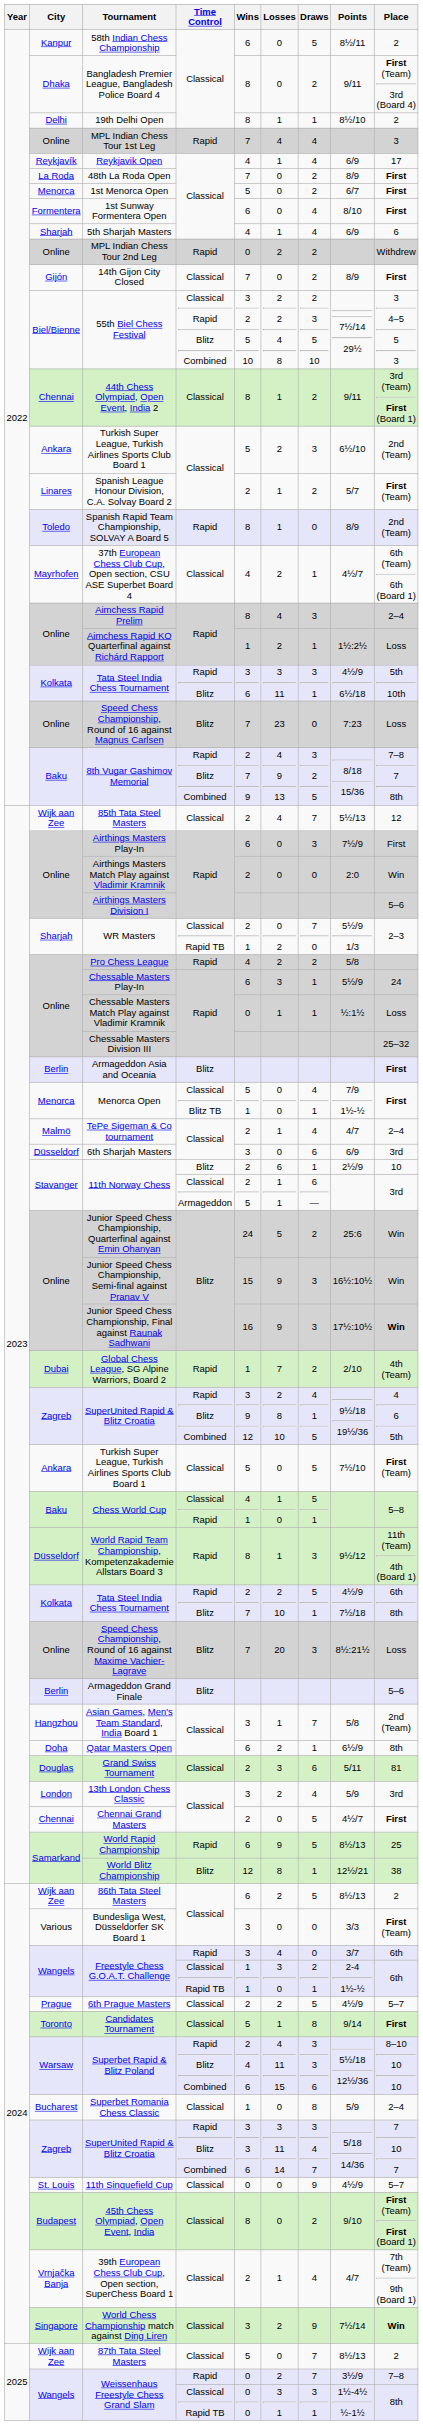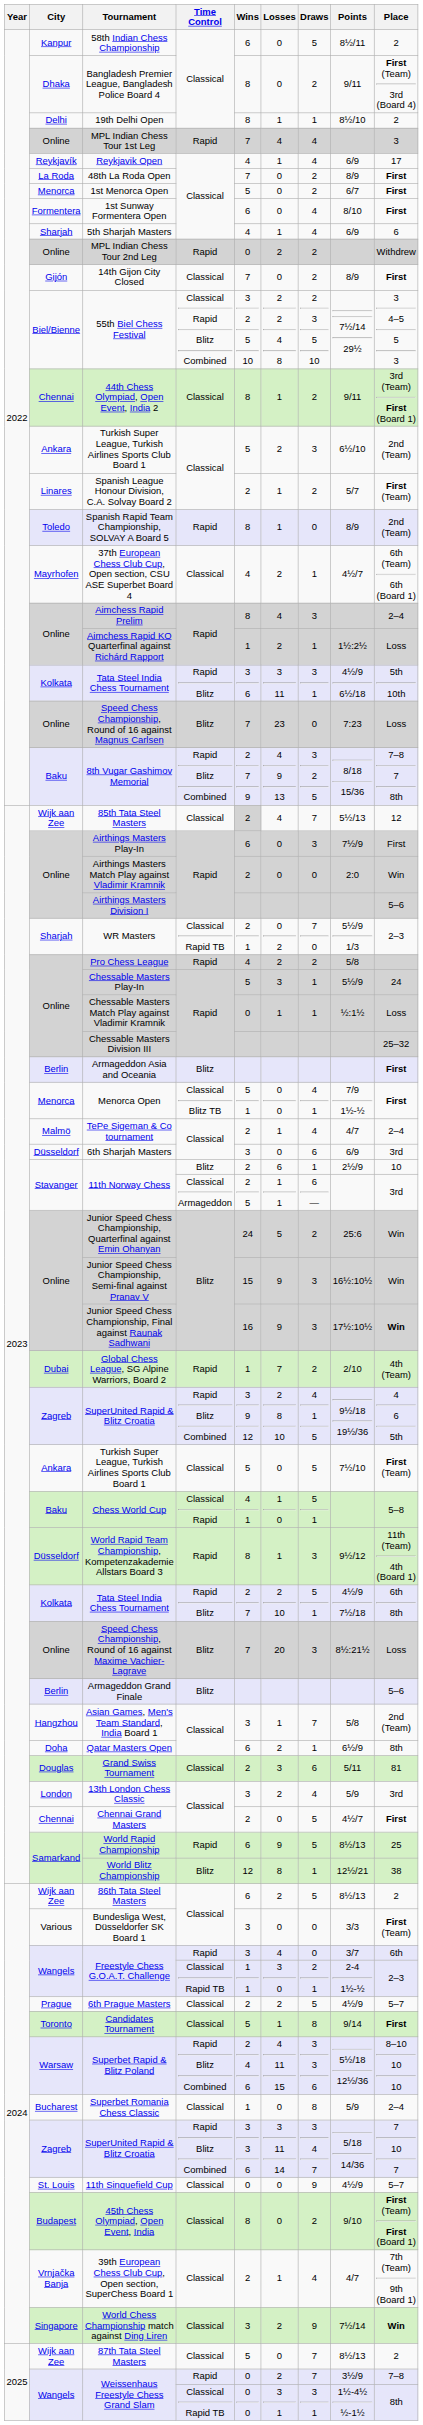(248, 818) no background -> (248, 818) lightgrey background
(248, 982) 6 -> (248, 982) 5
(396, 1978) 6th -> (396, 1978) 2–3
